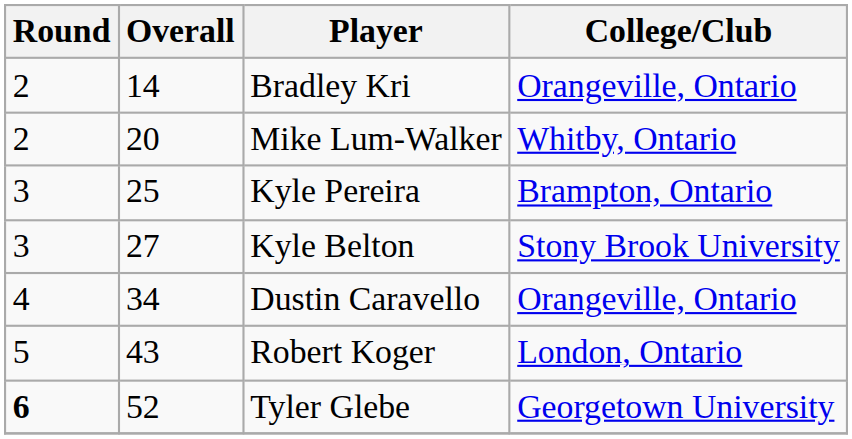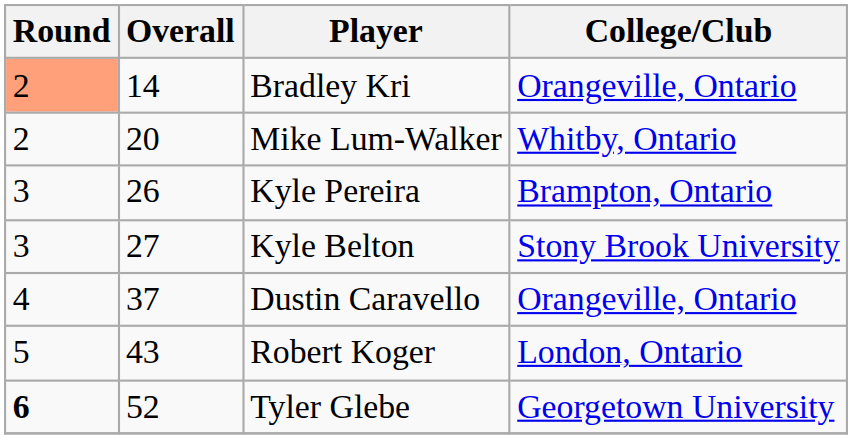(21, 84) no background -> (21, 84) lightsalmon background
(143, 191) 25 -> (143, 191) 26
(143, 298) 34 -> (143, 298) 37
